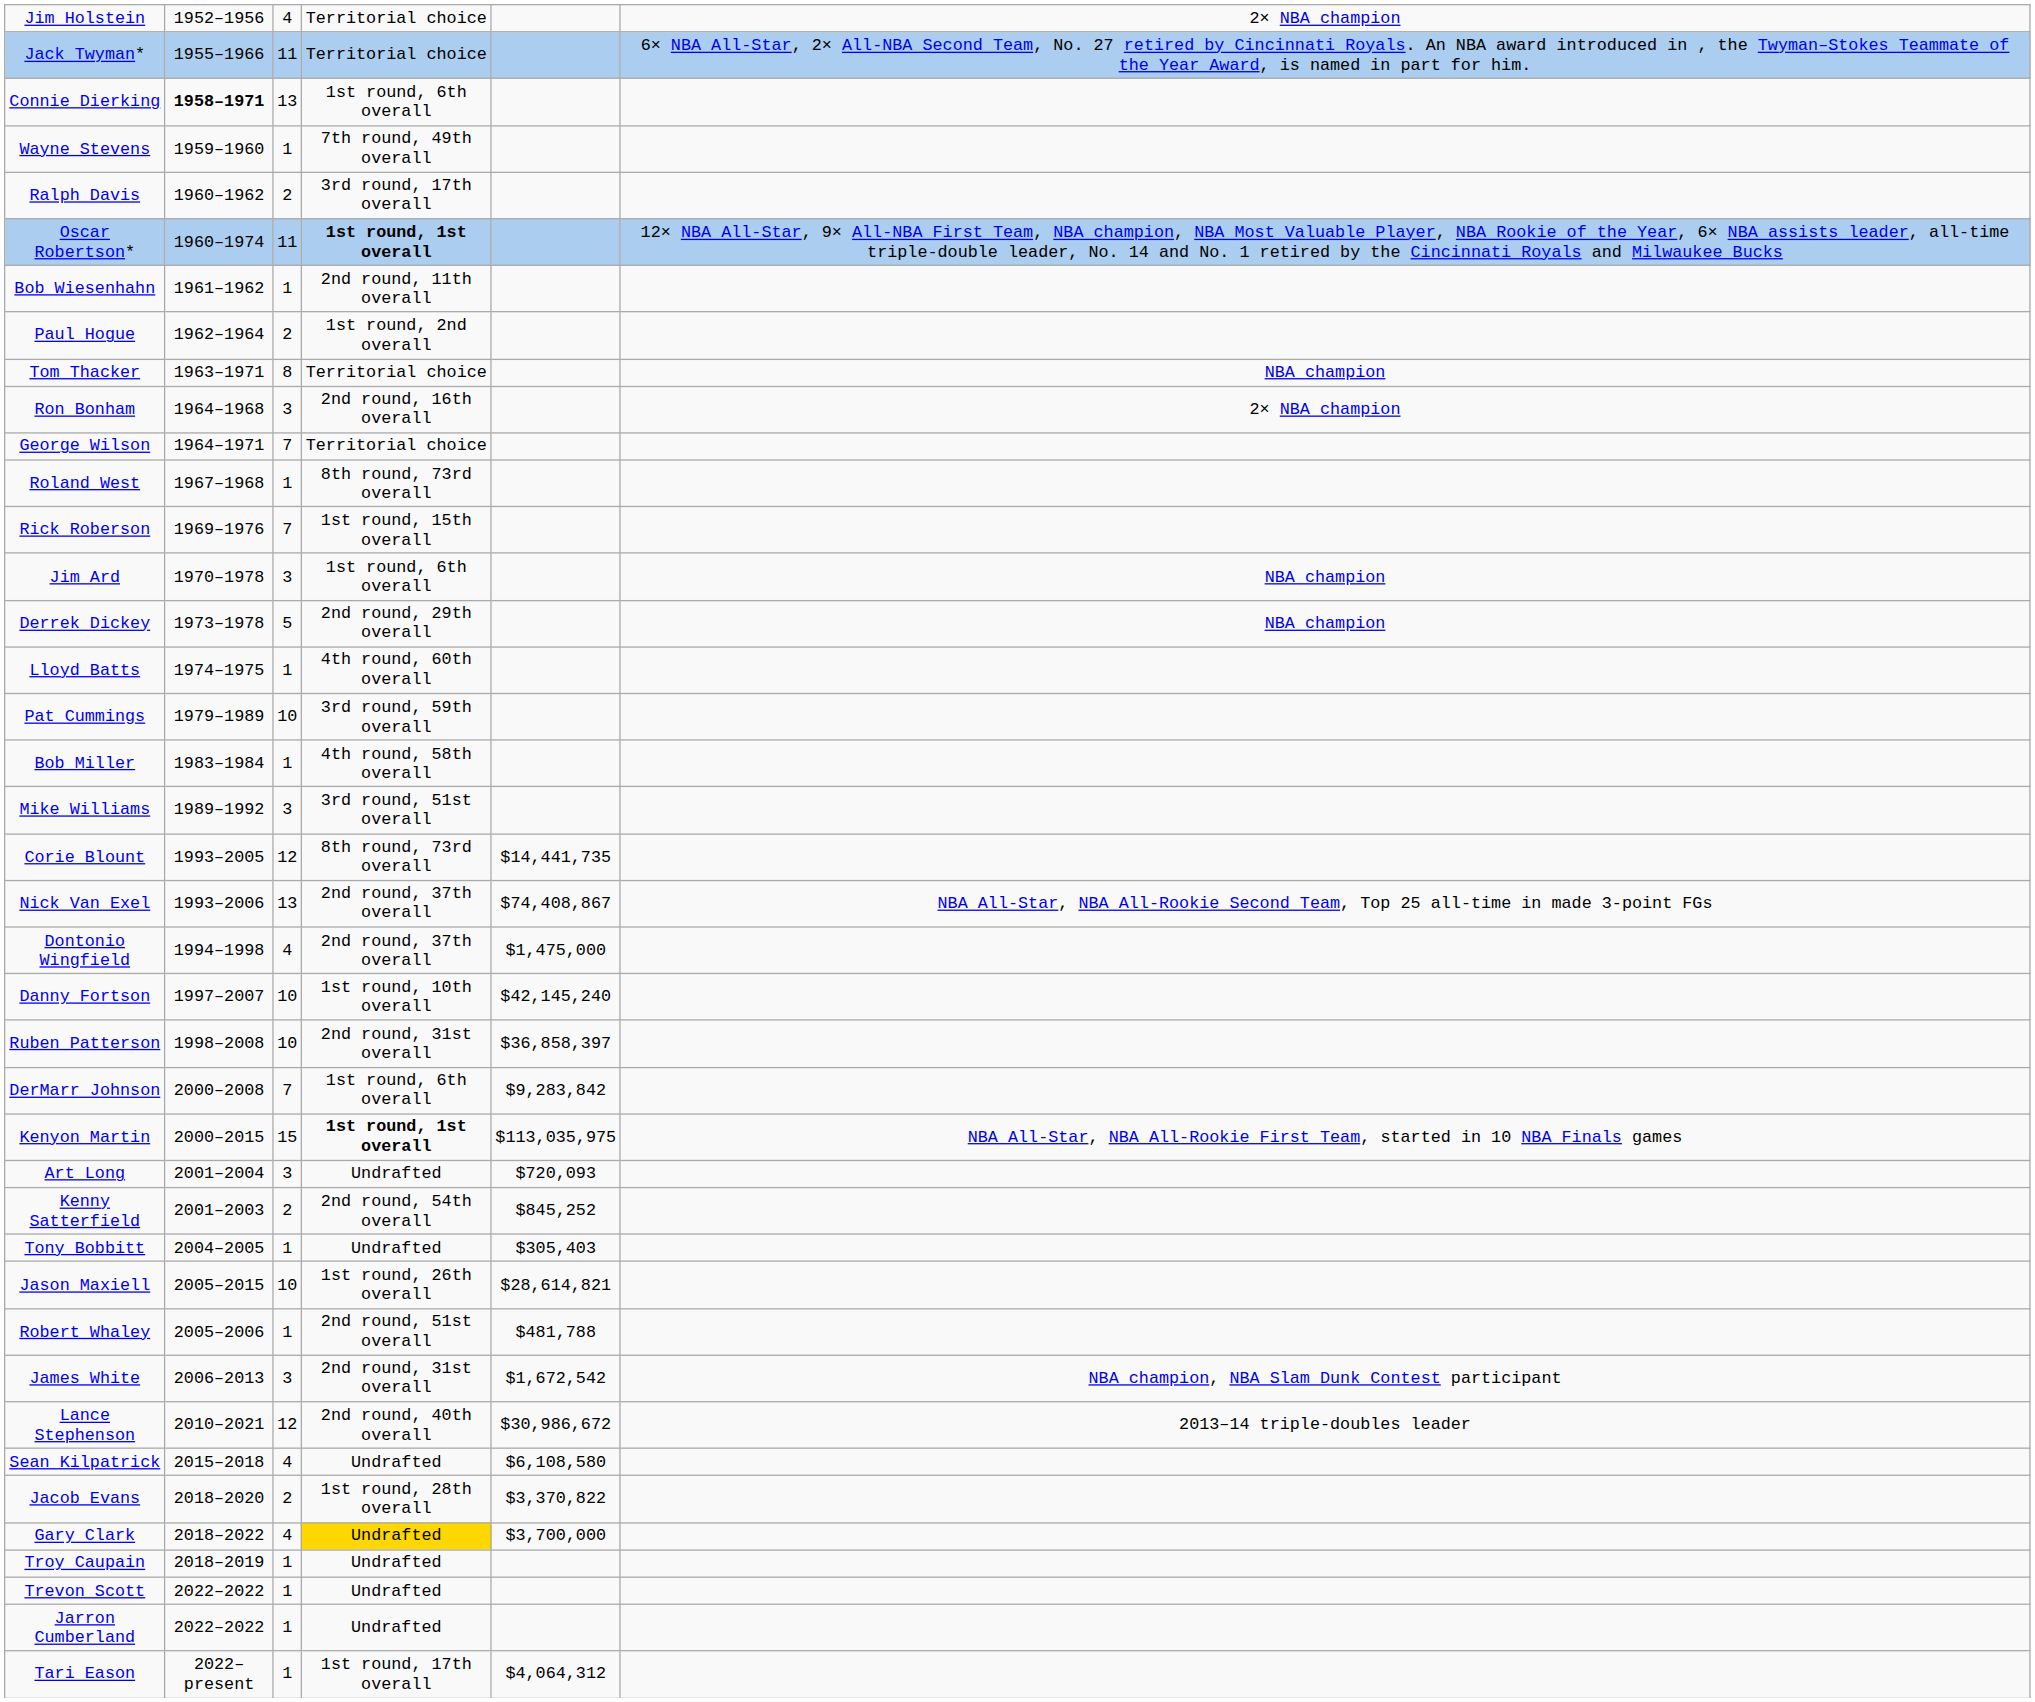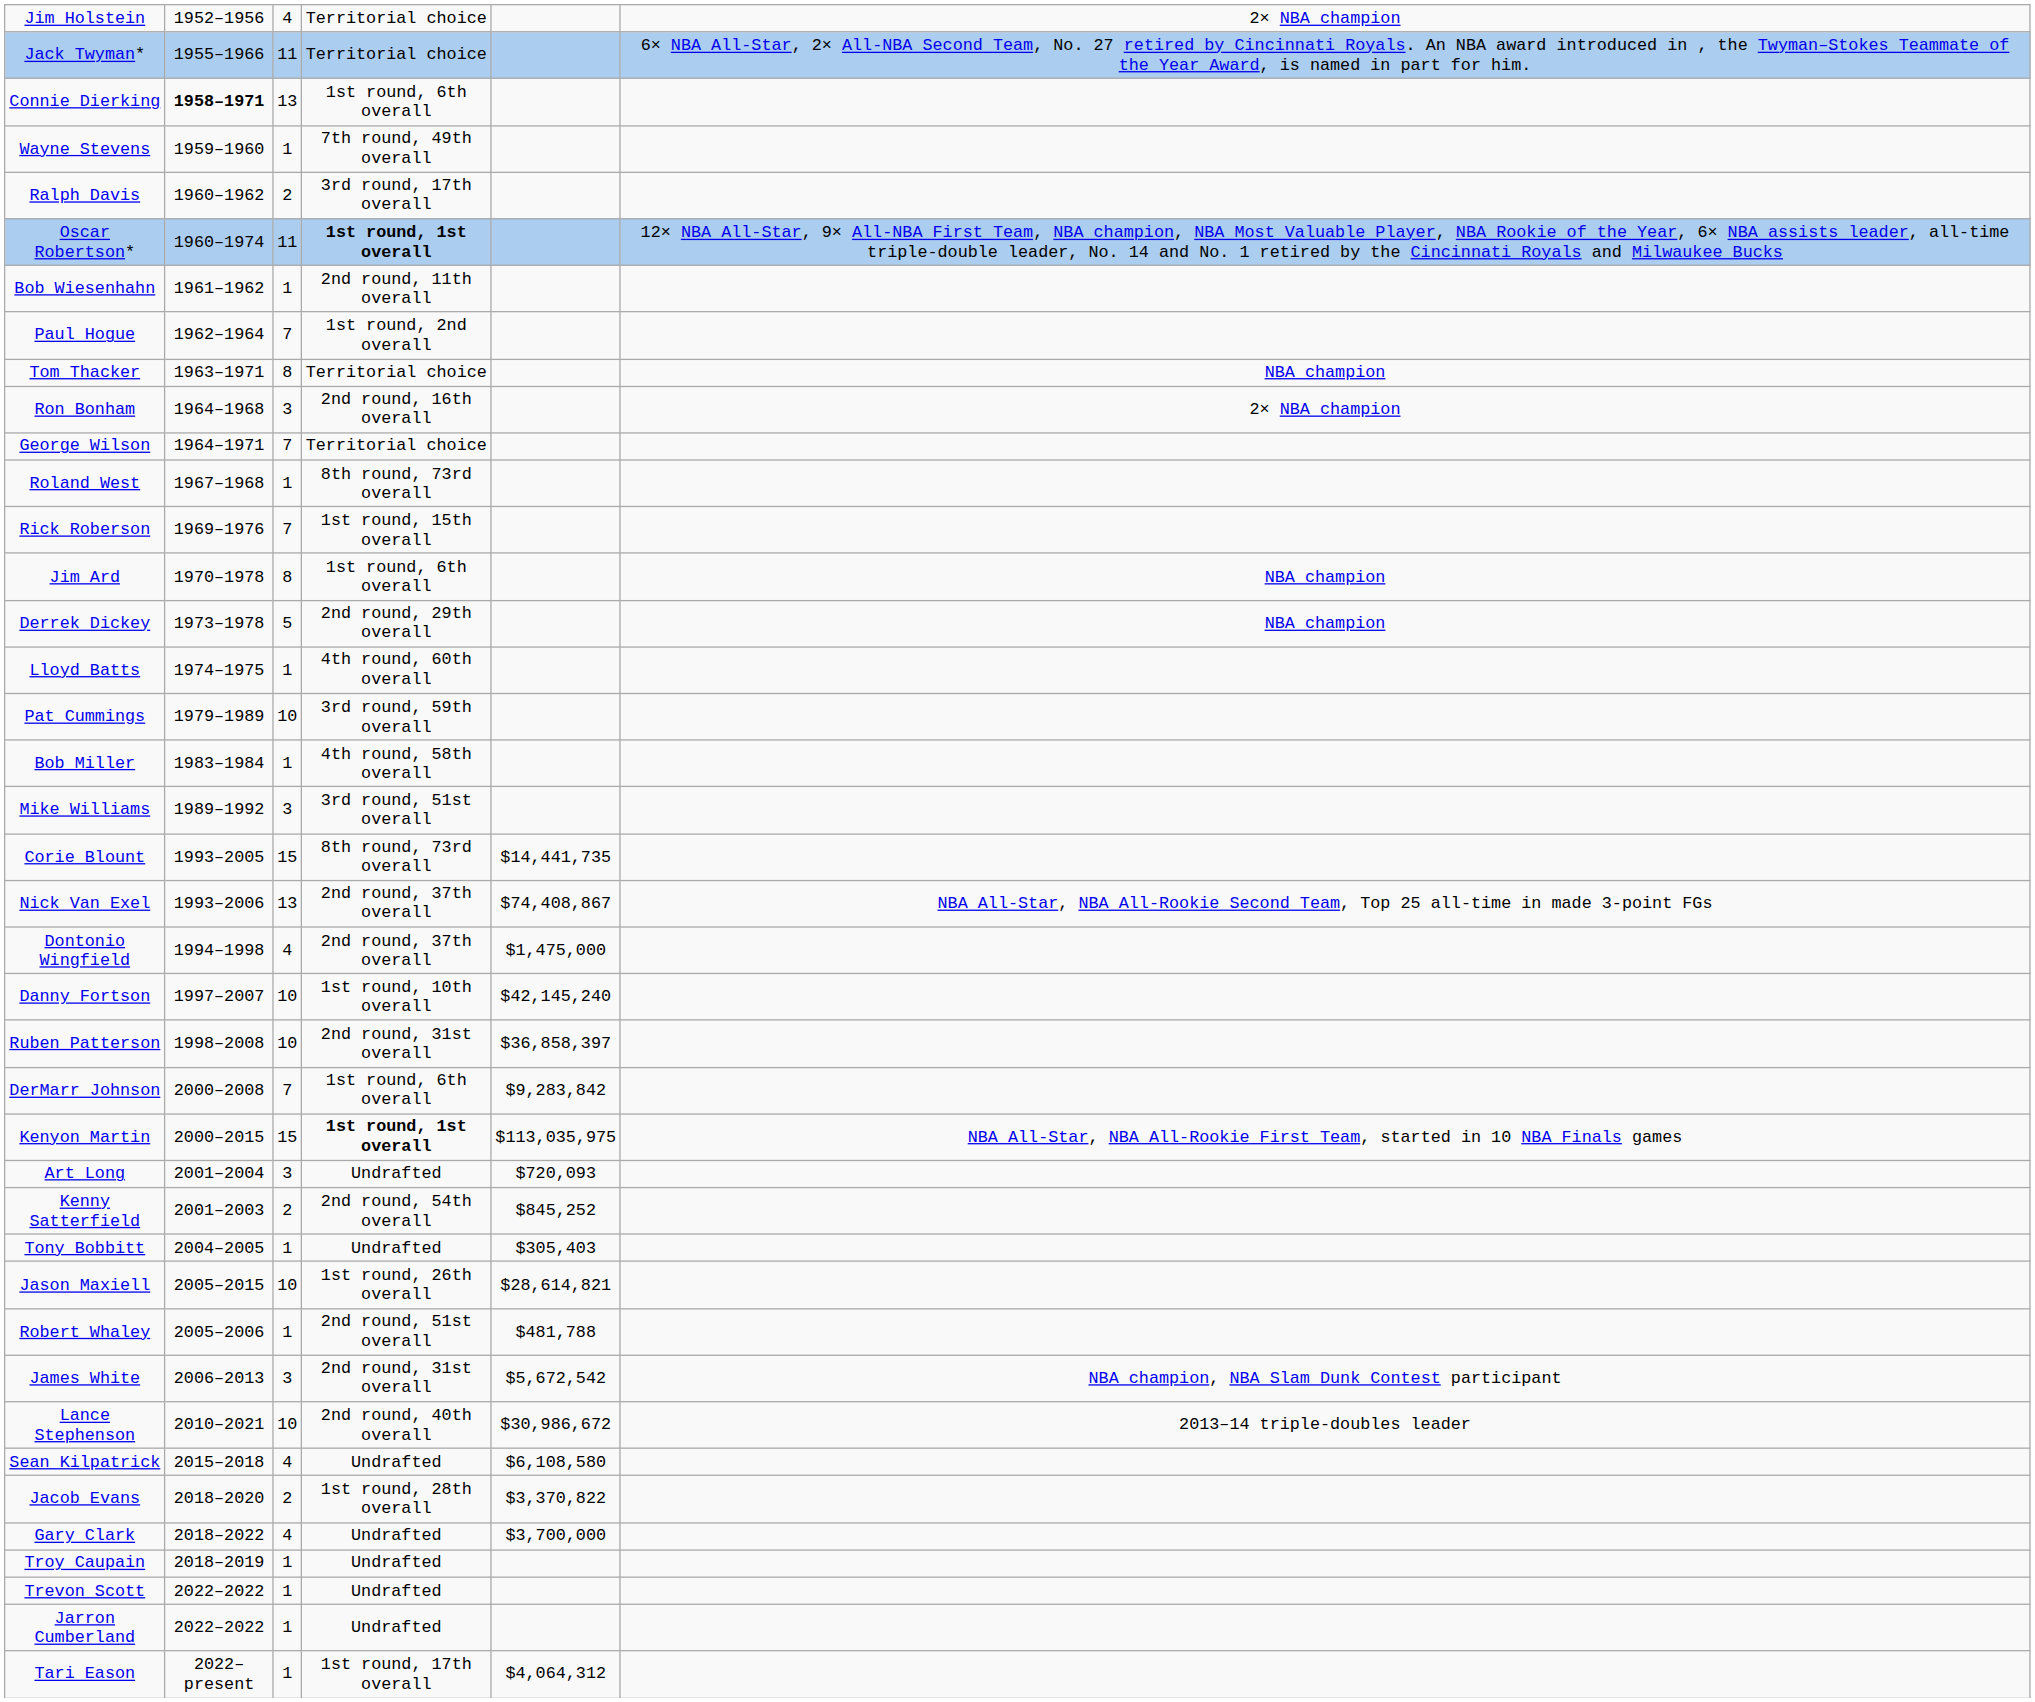(287, 335) 2 -> (287, 335) 7
(287, 577) 3 -> (287, 577) 8
(287, 857) 12 -> (287, 857) 15
(556, 1378) $1,672,542 -> (556, 1378) $5,672,542
(287, 1425) 12 -> (287, 1425) 10
(396, 1536) gold background -> (396, 1536) no background
